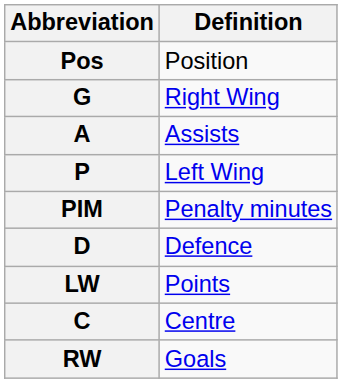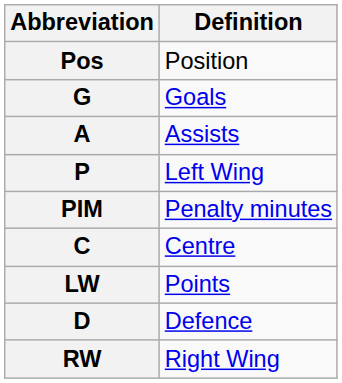(222, 97) Right Wing -> (195, 97) Goals
rows swapped: (82, 246) <-> (82, 321)
(195, 358) Goals -> (222, 358) Right Wing
